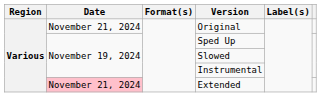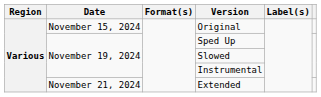(94, 26) November 21, 2024 -> (94, 26) November 15, 2024
(94, 85) pink background -> (94, 85) no background
